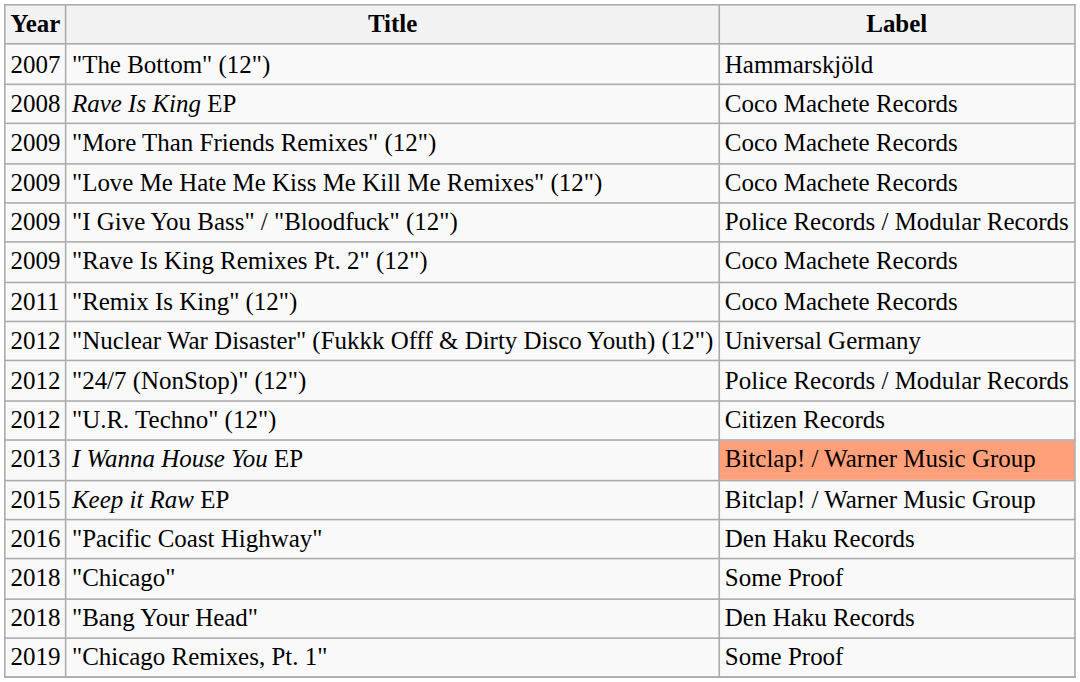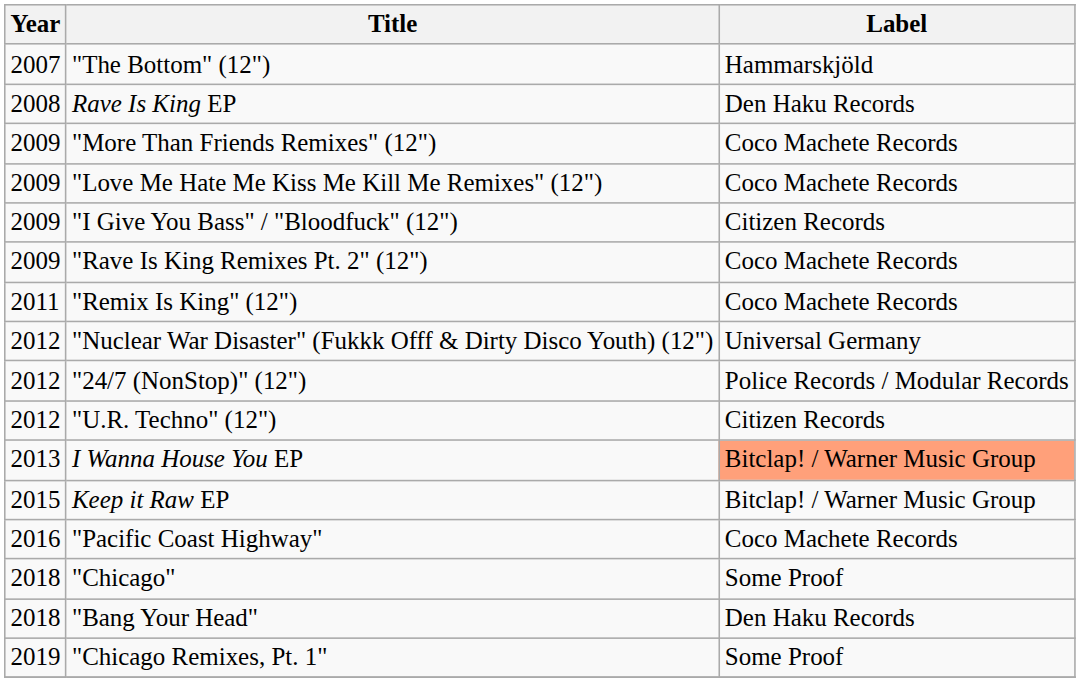(841, 103) Coco Machete Records -> (820, 103) Den Haku Records
(897, 222) Police Records / Modular Records -> (805, 222) Citizen Records
(820, 538) Den Haku Records -> (841, 538) Coco Machete Records
